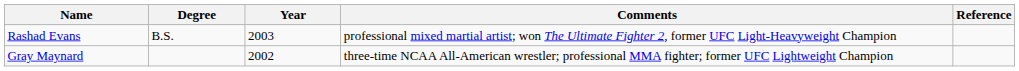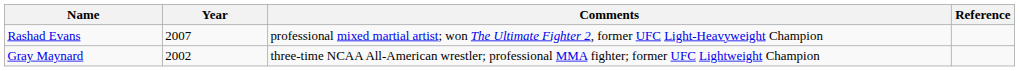- column: (197, 14)
(261, 35) 2003 -> (178, 35) 2007
